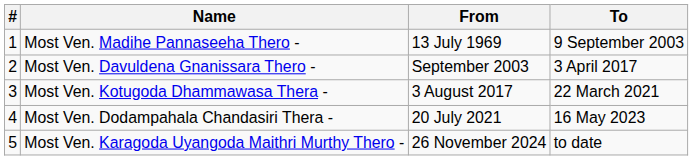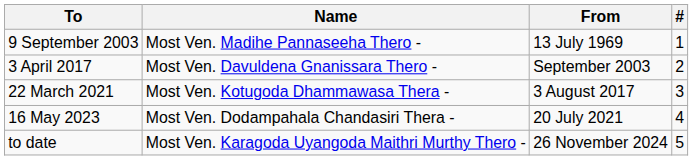columns swapped: (13, 17) <-> (619, 17)
